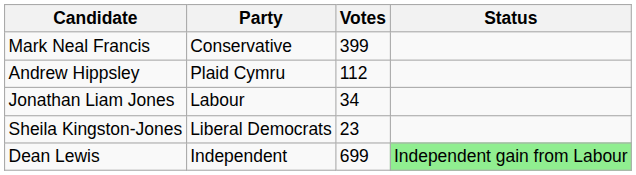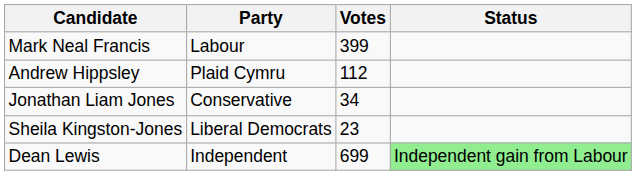(241, 45) Conservative -> (217, 45) Labour
(217, 101) Labour -> (241, 101) Conservative
